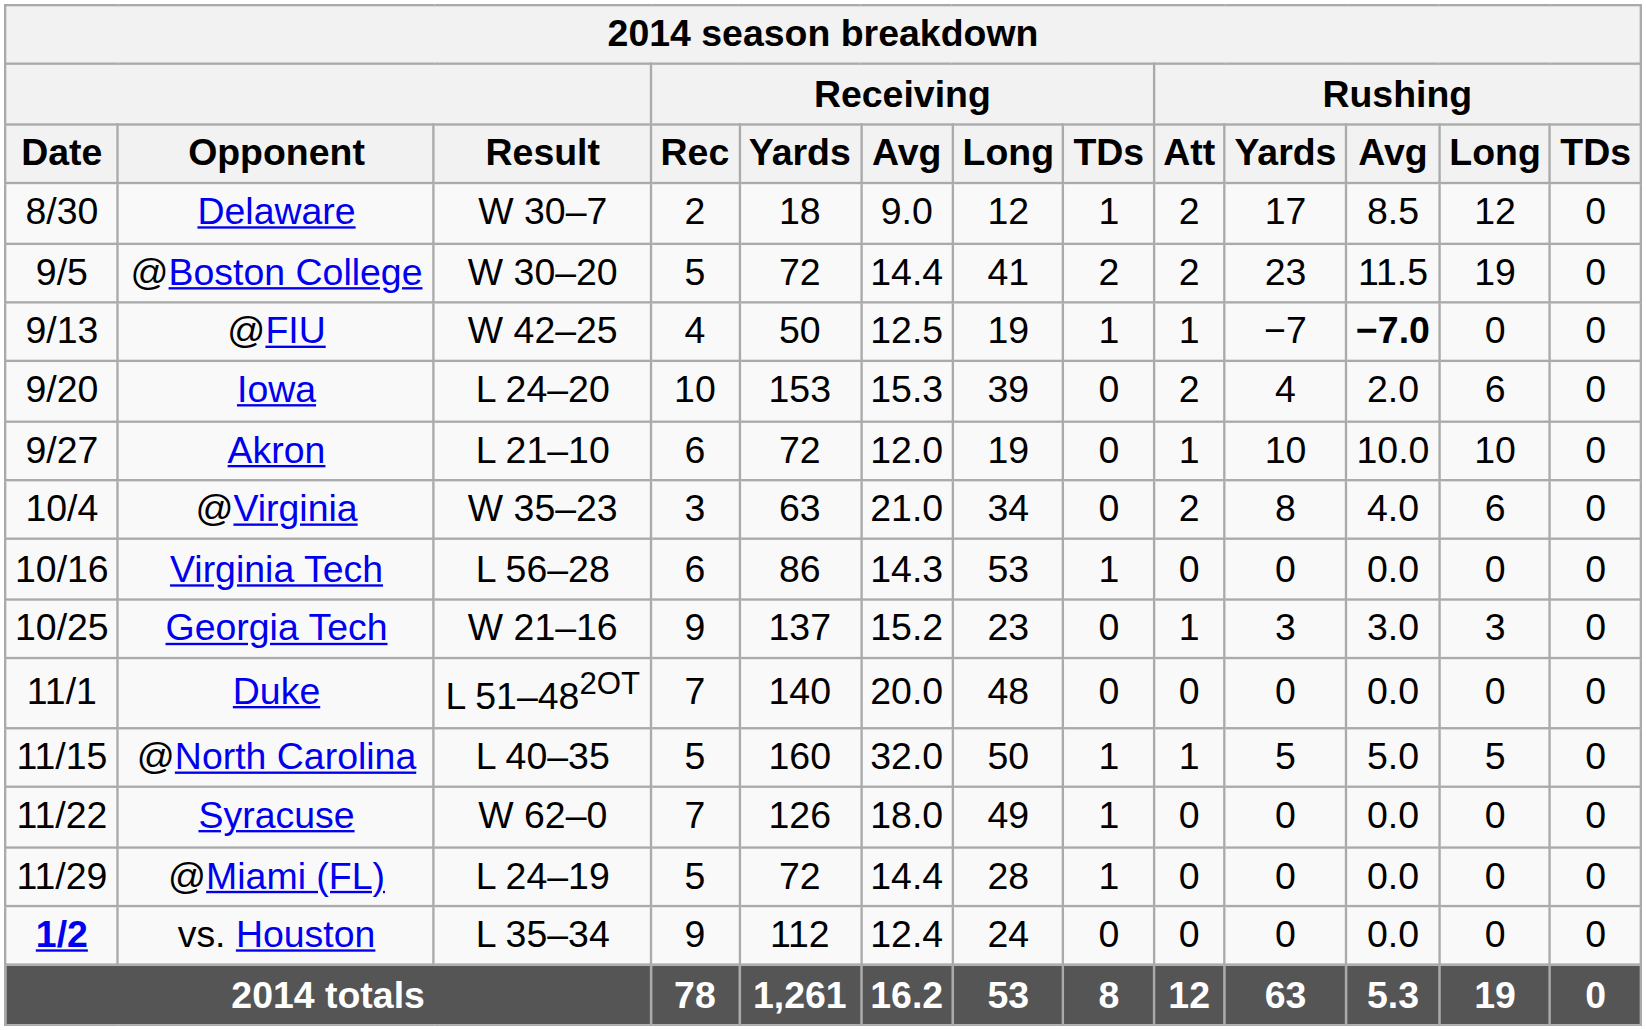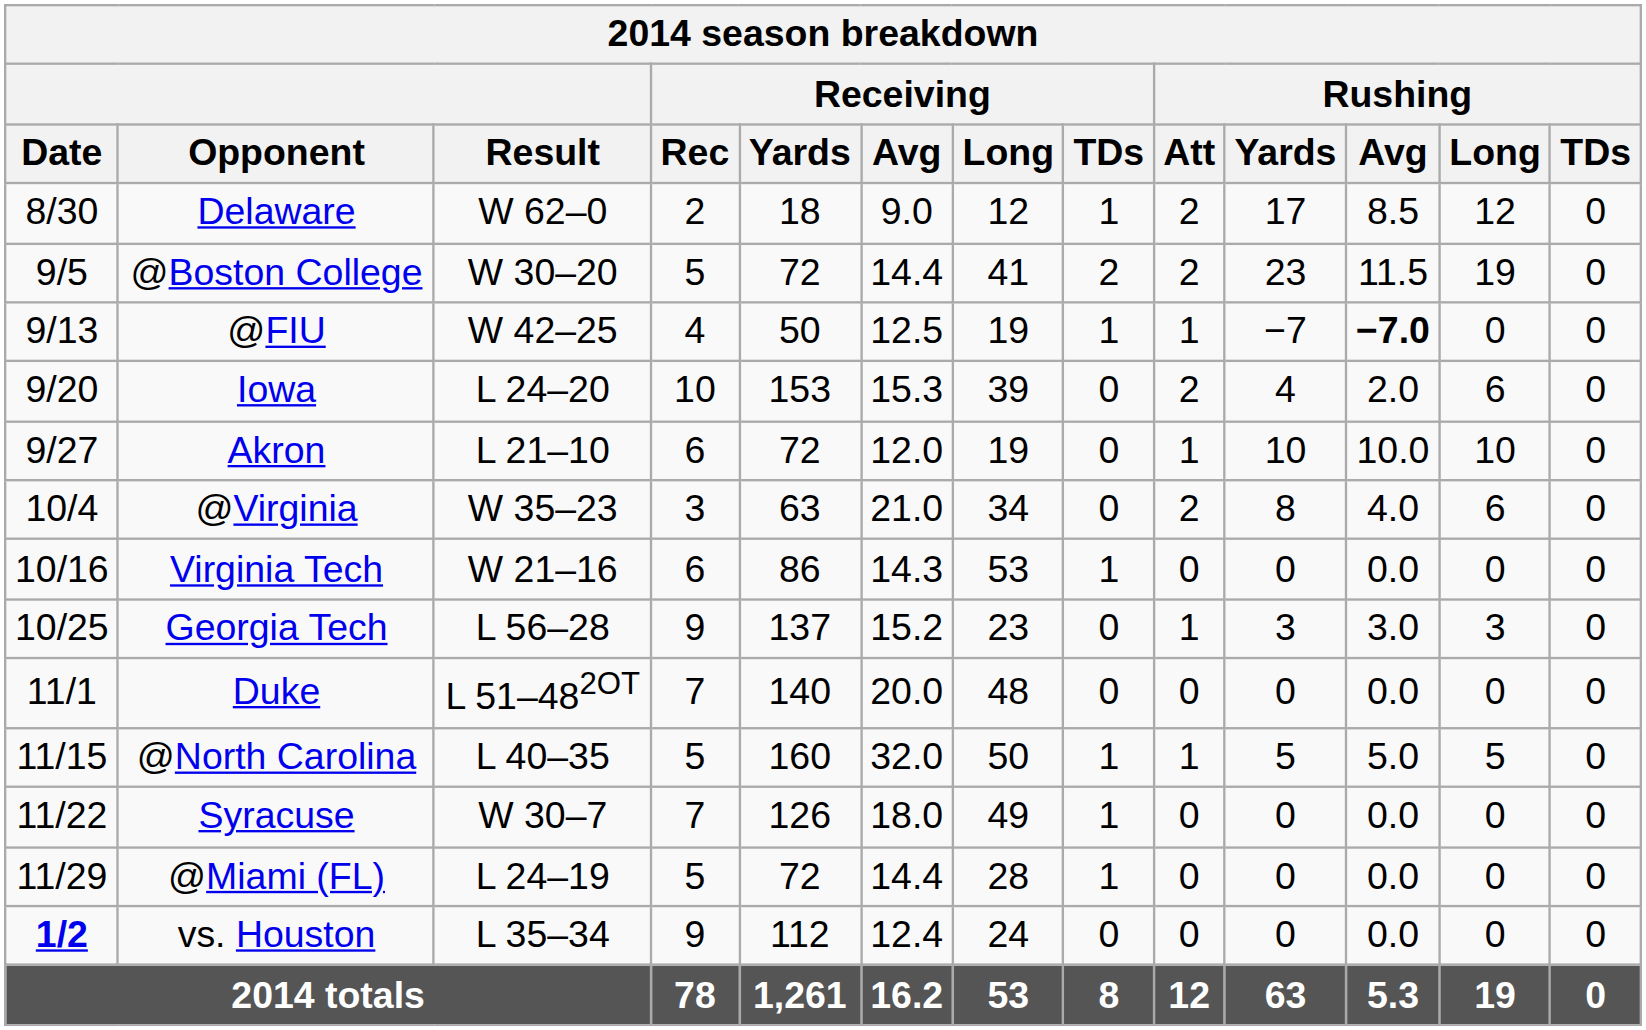(543, 212) W 30–7 -> (543, 212) W 62–0
(543, 568) L 56–28 -> (543, 568) W 21–16
(543, 627) W 21–16 -> (543, 627) L 56–28
(543, 816) W 62–0 -> (543, 816) W 30–7
